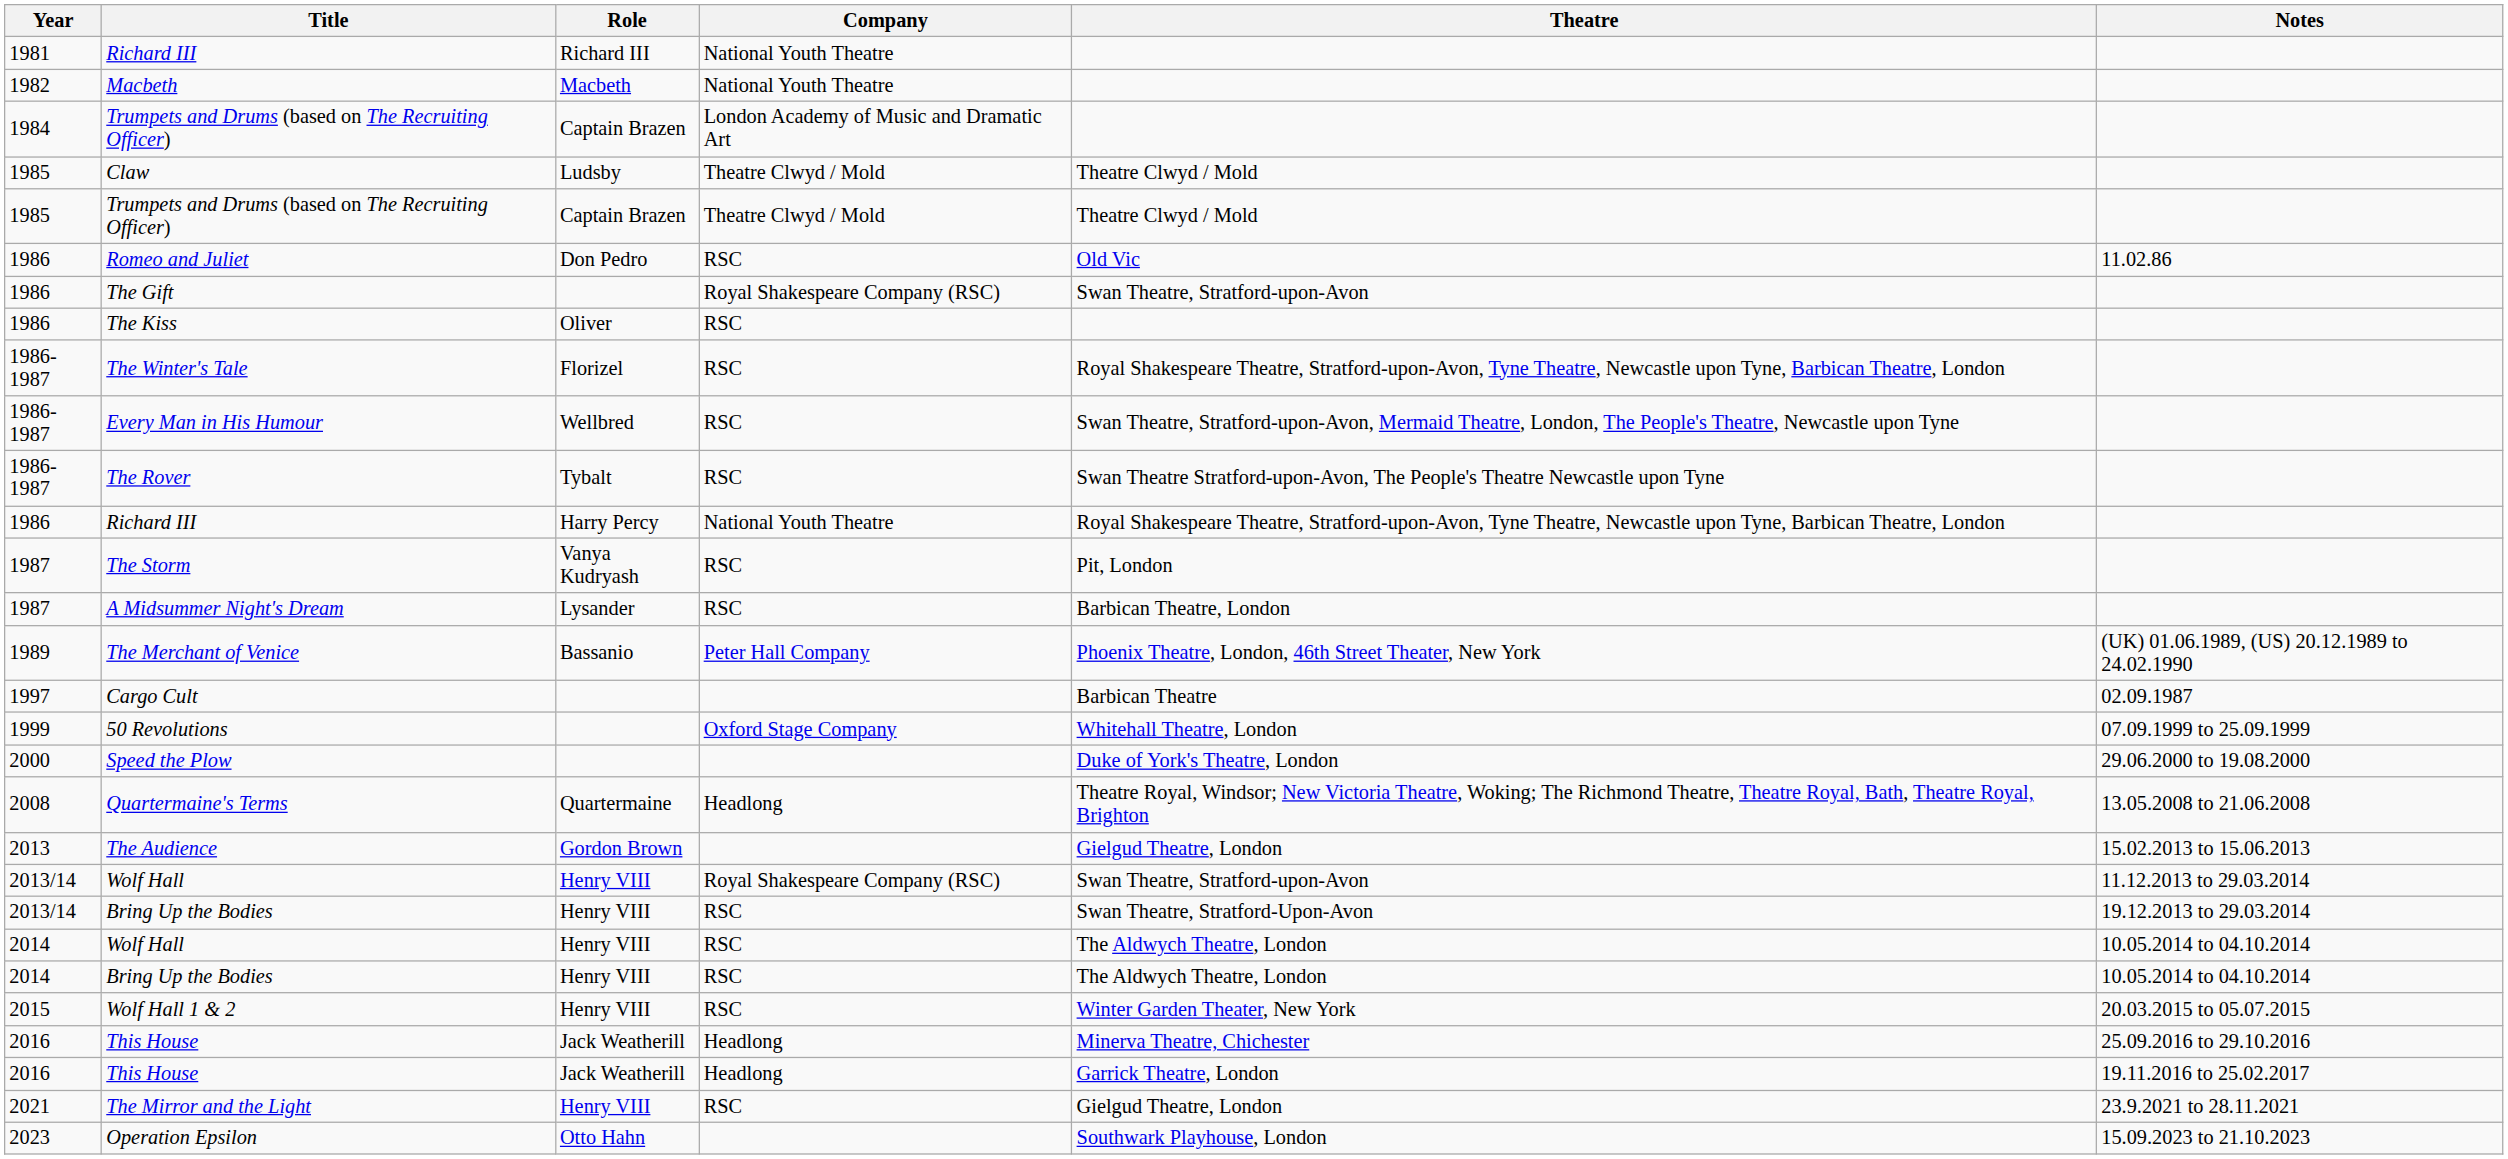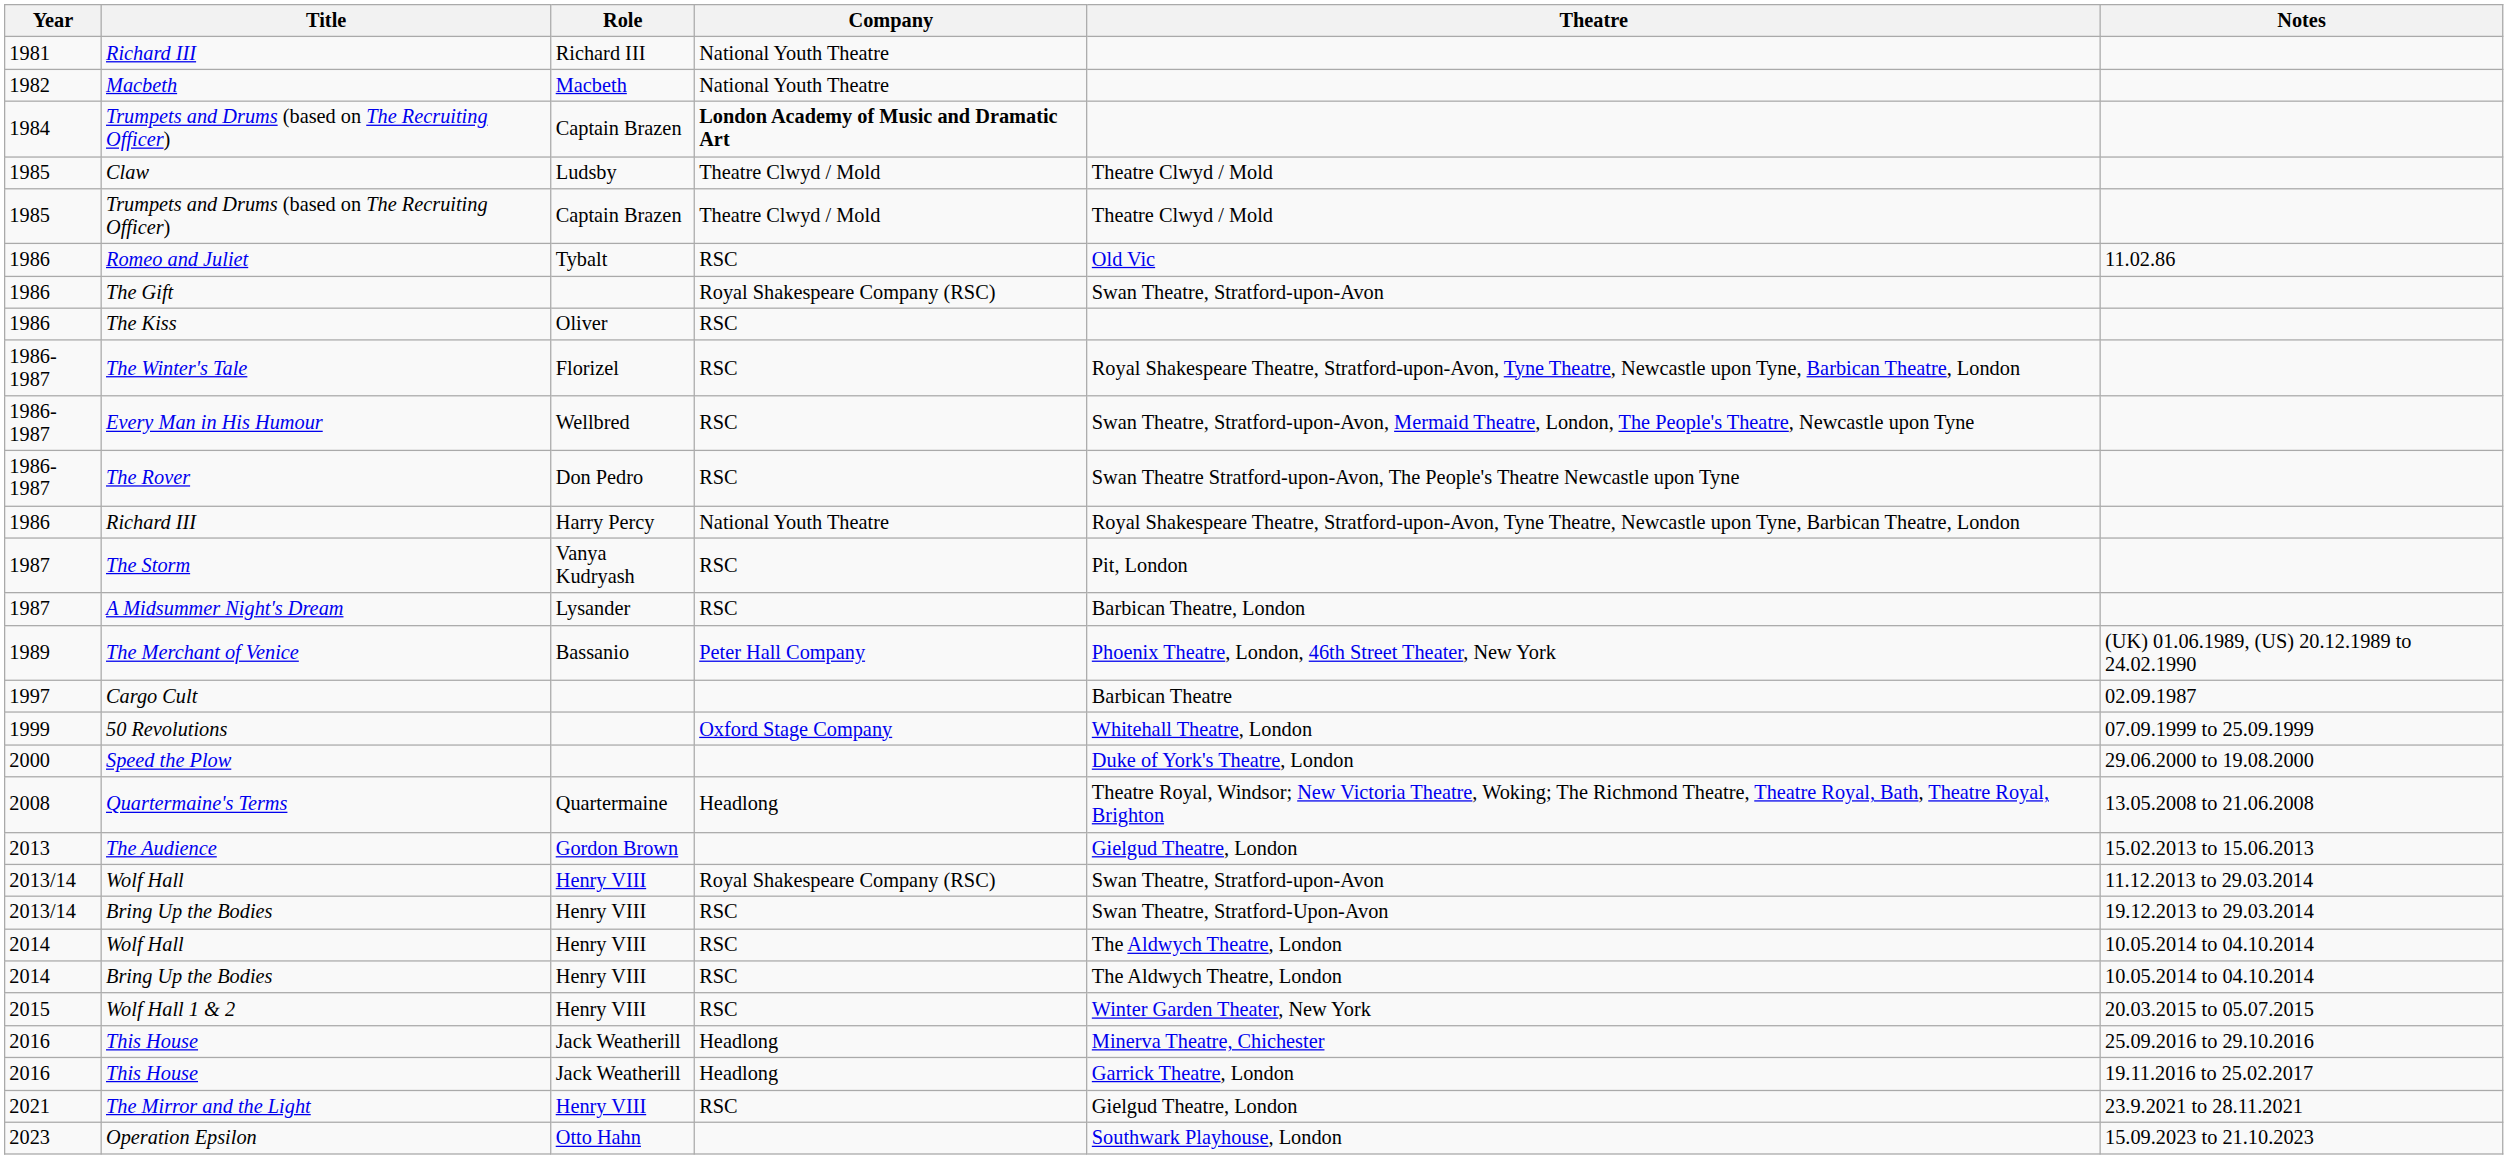(873, 128) normal -> (878, 128) bold
(604, 259) Don Pedro -> (582, 259) Tybalt
(586, 477) Tybalt -> (599, 477) Don Pedro
